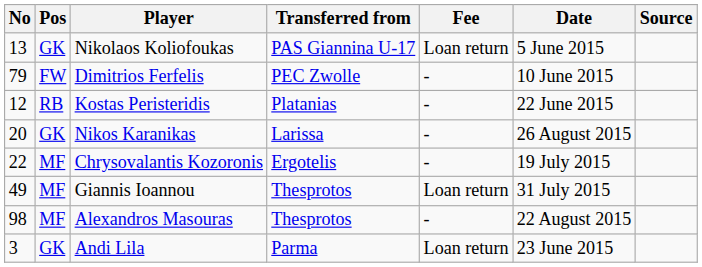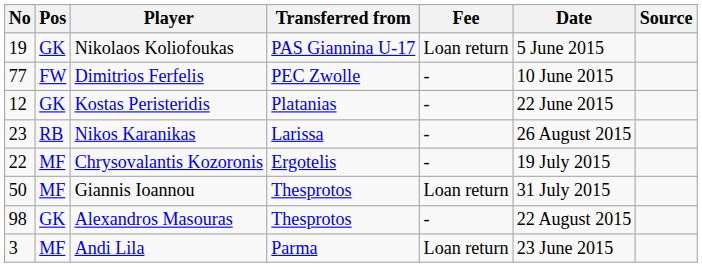(18, 47) 13 -> (18, 47) 19
(18, 76) 79 -> (18, 76) 77
(51, 104) RB -> (52, 104) GK
(18, 133) 20 -> (18, 133) 23
(52, 133) GK -> (51, 133) RB
(18, 190) 49 -> (18, 190) 50
(52, 219) MF -> (52, 219) GK
(52, 248) GK -> (52, 248) MF
